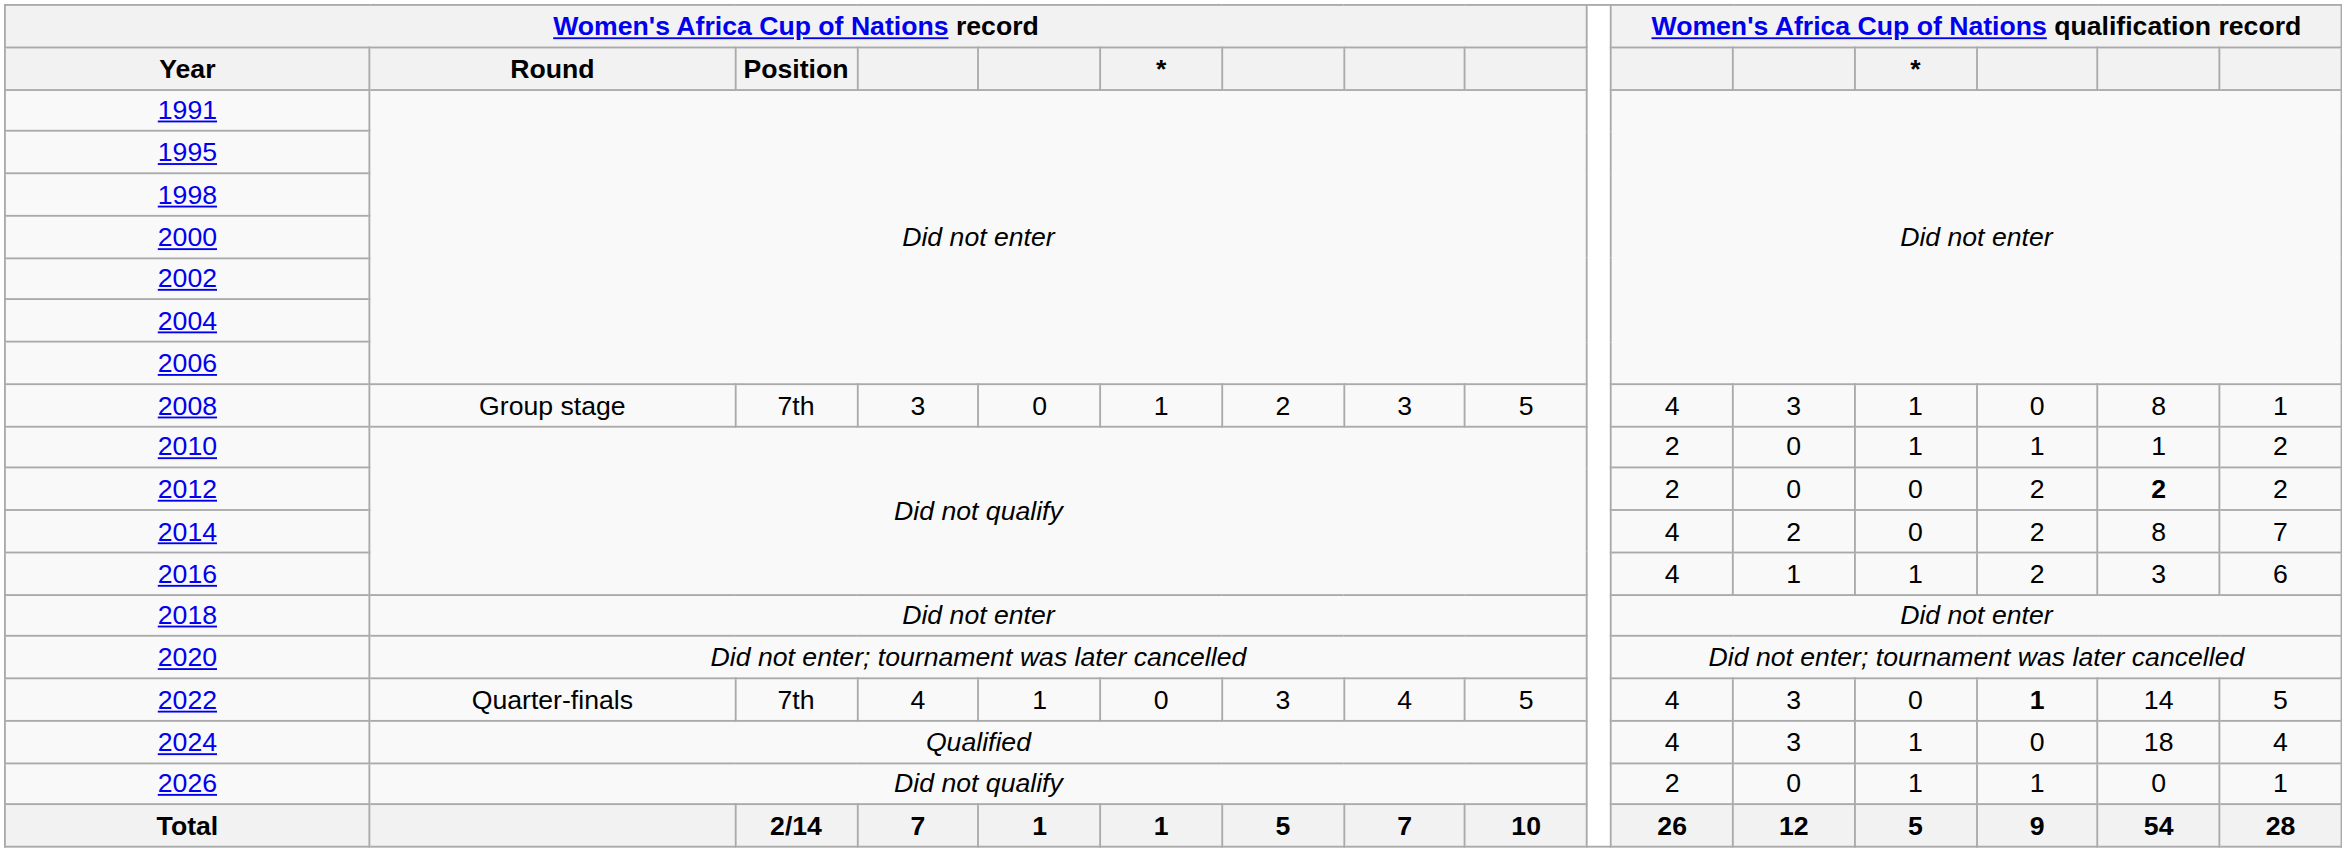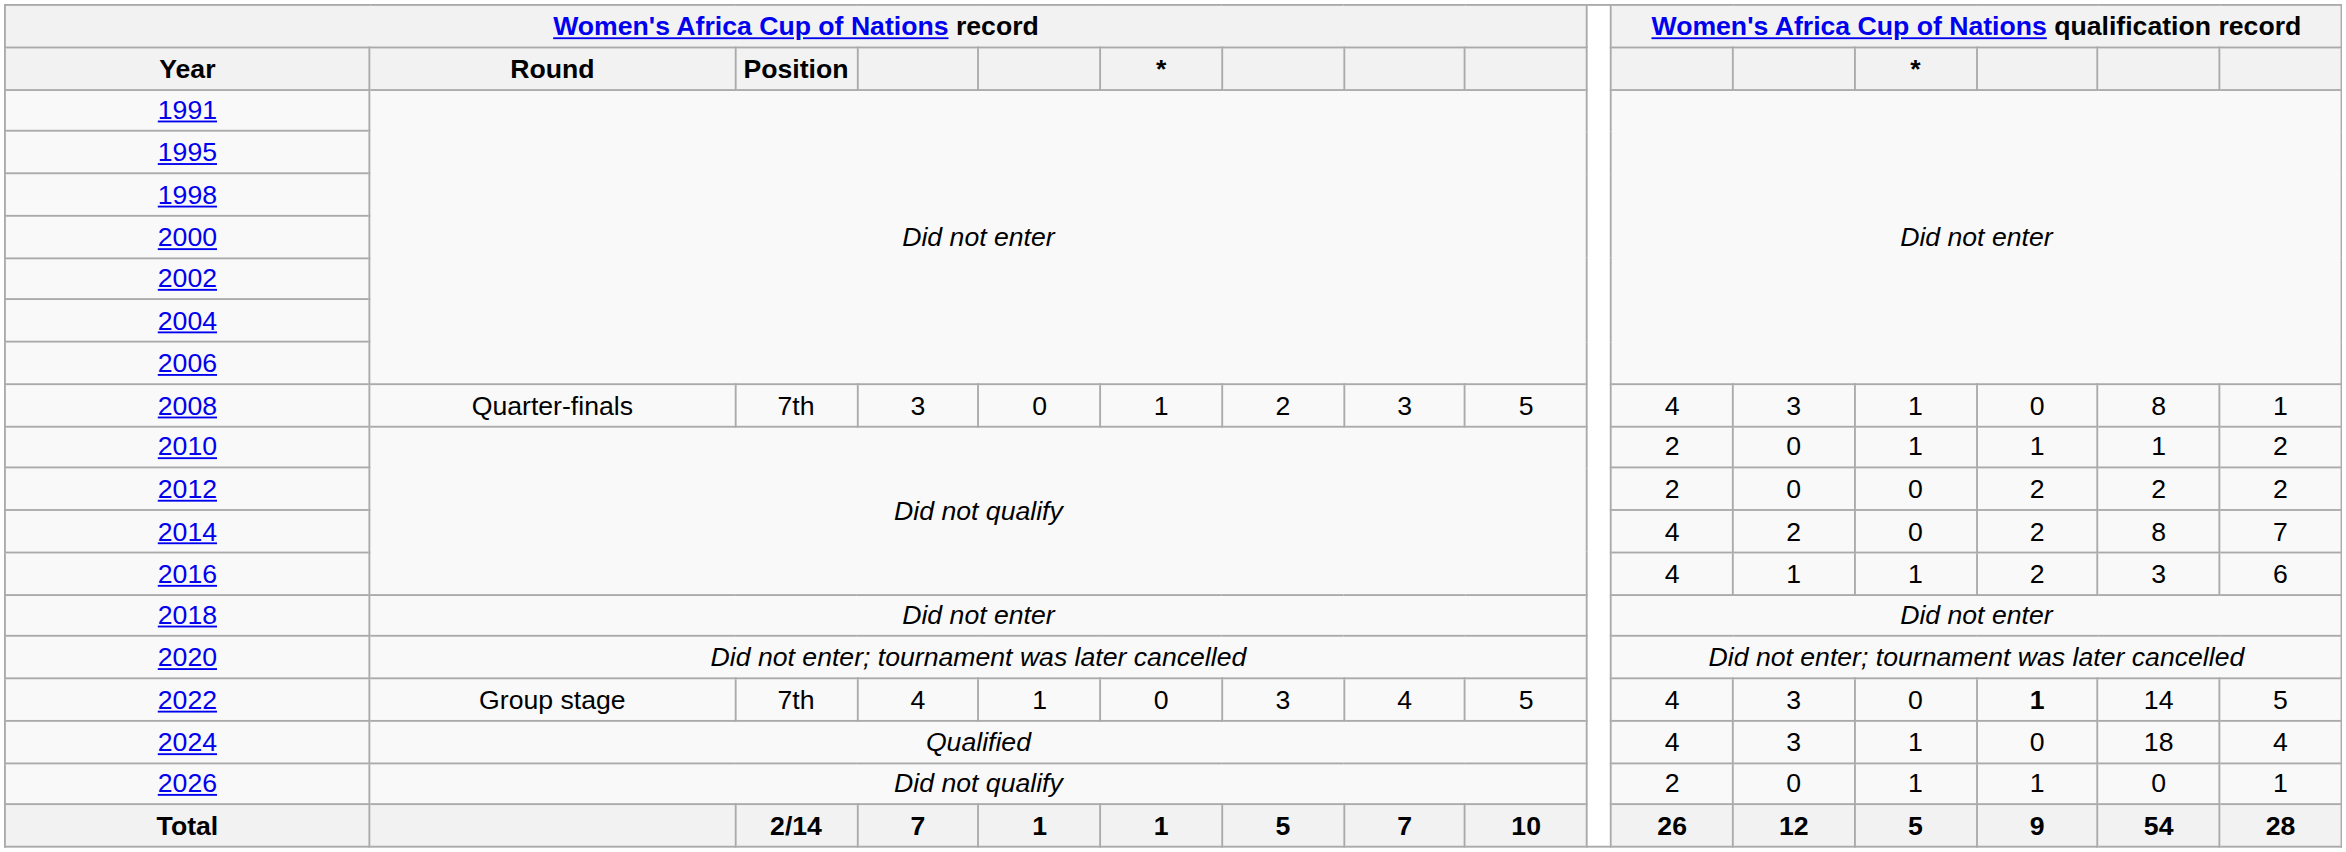(552, 405) Group stage -> (552, 405) Quarter-finals
(2159, 489) bold -> (2159, 489) normal
(552, 700) Quarter-finals -> (552, 700) Group stage
